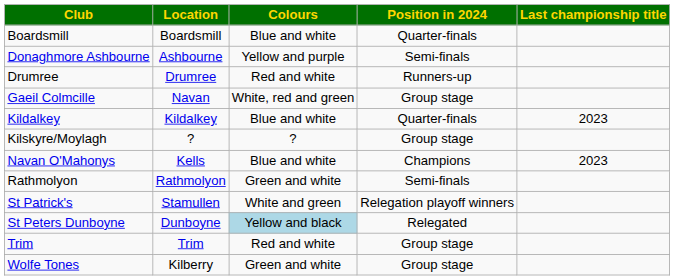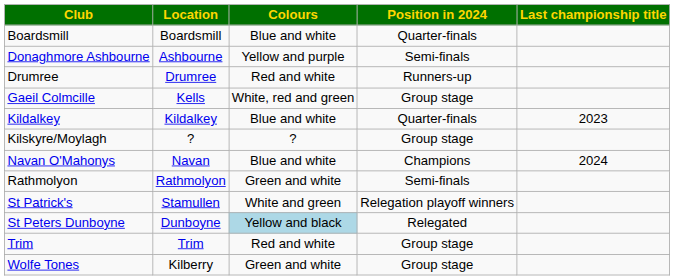(191, 98) Navan -> (191, 98) Kells
(191, 160) Kells -> (191, 160) Navan
(593, 160) 2023 -> (593, 160) 2024
